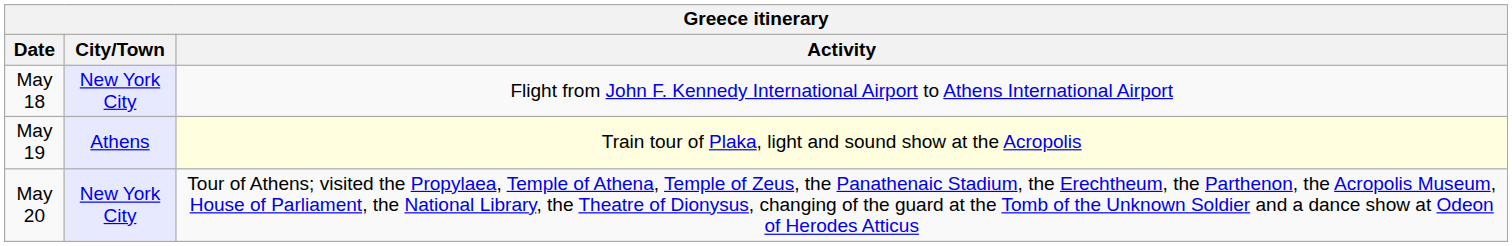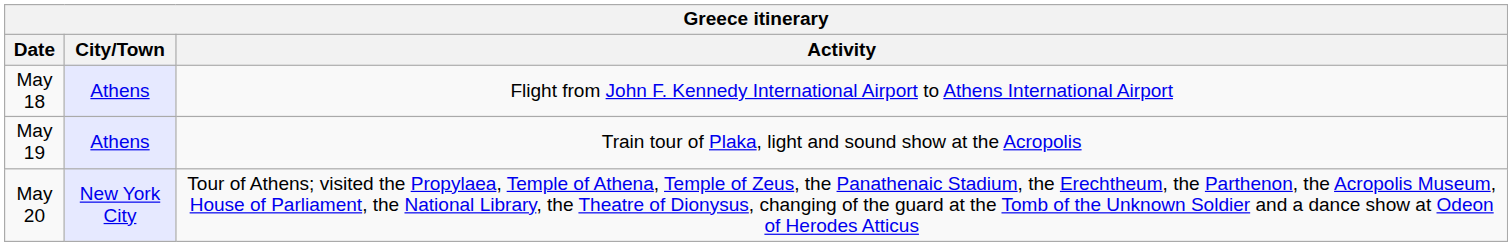(120, 90) New York City -> (120, 90) Athens
(842, 142) lightyellow background -> (842, 142) no background
